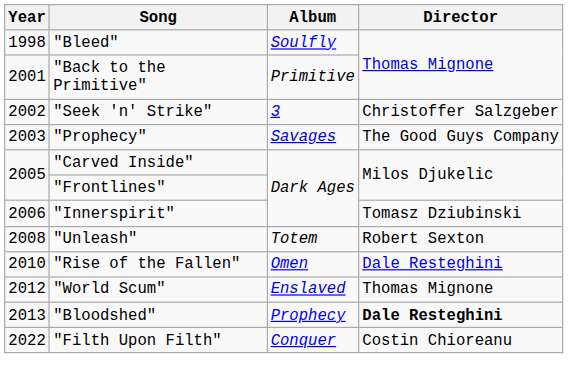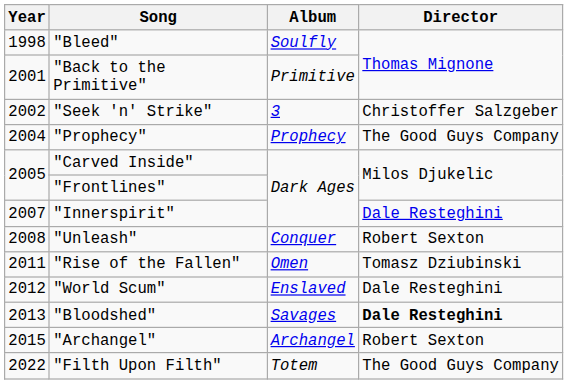(27, 137) 2003 -> (27, 137) 2004
(303, 137) Savages -> (308, 137) Prophecy
(27, 213) 2006 -> (27, 213) 2007
(442, 213) Tomasz Dziubinski -> (433, 213) Dale Resteghini
(294, 239) Totem -> (303, 239) Conquer
(27, 264) 2010 -> (27, 264) 2011
(433, 264) Dale Resteghini -> (442, 264) Tomasz Dziubinski
(428, 290) Thomas Mignone -> (433, 290) Dale Resteghini
(308, 315) Prophecy -> (303, 315) Savages
+ row: (105, 340)
(303, 340) Conquer -> (294, 366) Totem
(437, 340) Costin Chioreanu -> (461, 366) The Good Guys Company
